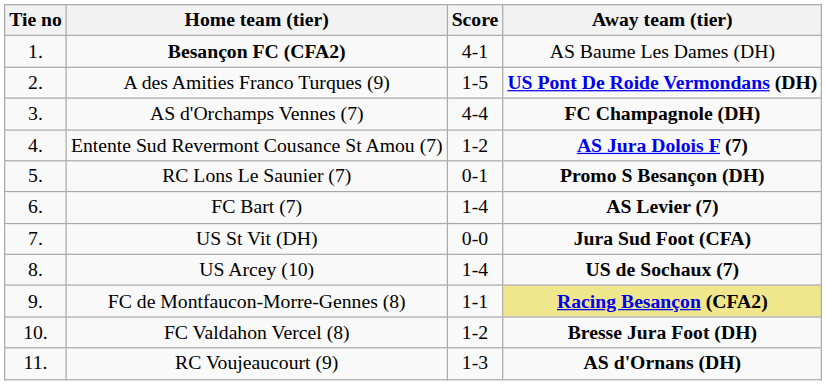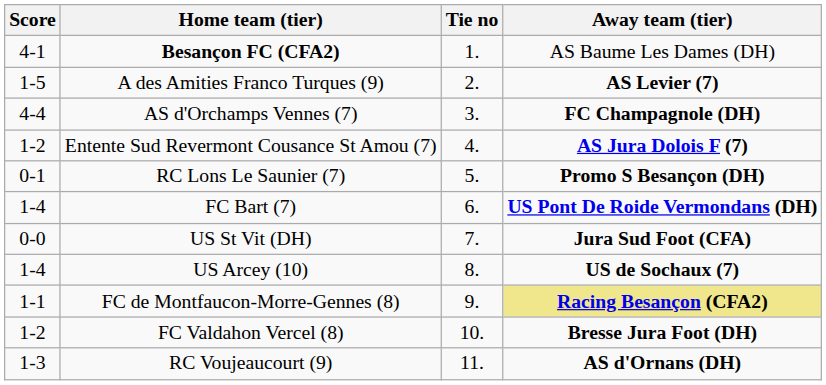columns swapped: (35, 20) <-> (475, 20)
(662, 82) US Pont De Roide Vermondans (DH) -> (662, 82) AS Levier (7)
(662, 207) AS Levier (7) -> (662, 207) US Pont De Roide Vermondans (DH)
